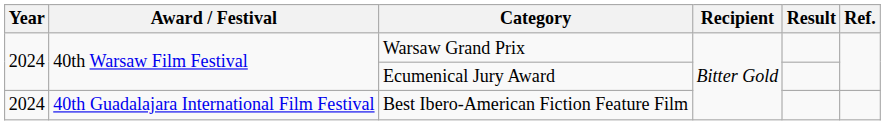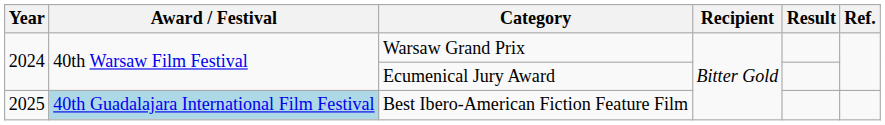(27, 104) 2024 -> (27, 104) 2025
(214, 104) no background -> (214, 104) lightblue background
